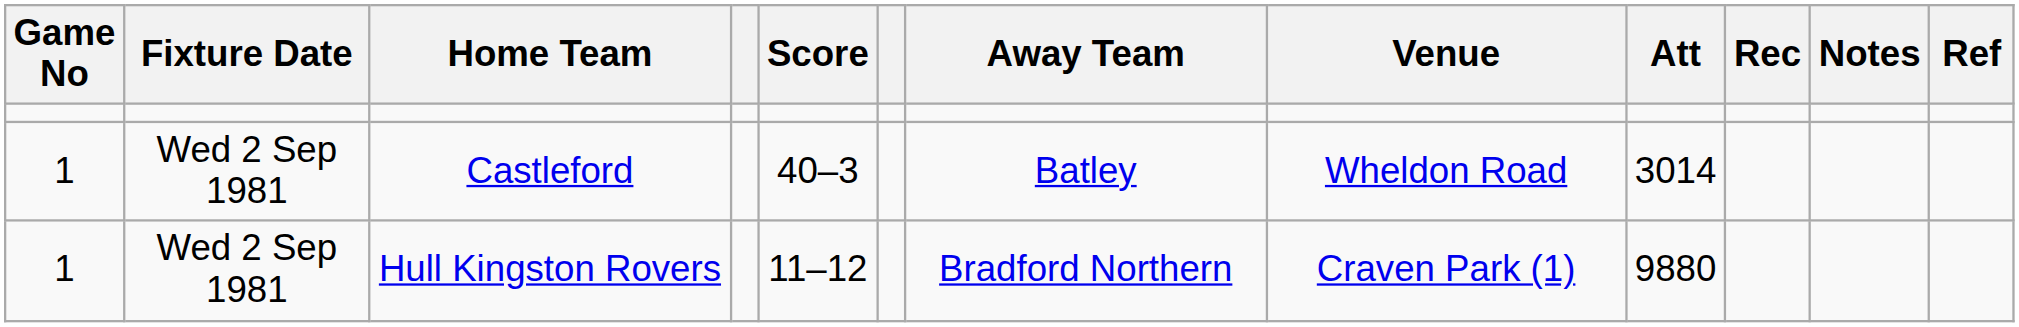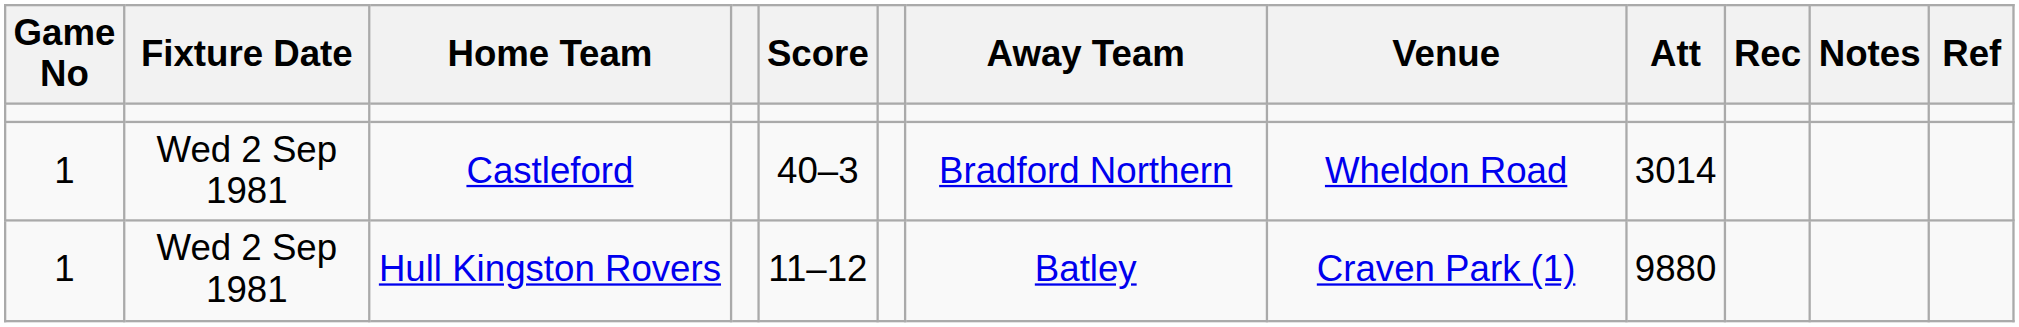(1086, 170) Batley -> (1086, 170) Bradford Northern
(1086, 269) Bradford Northern -> (1086, 269) Batley
